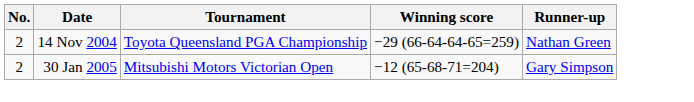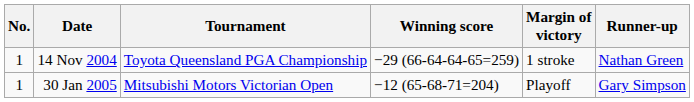+ column: (559, 26)
(19, 42) 2 -> (19, 60) 1
(19, 67) 2 -> (19, 85) 1
